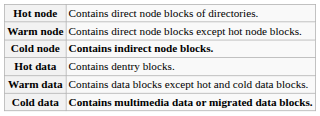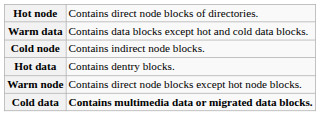rows swapped: (35, 31) <-> (35, 84)
(141, 48) bold -> (137, 48) normal
